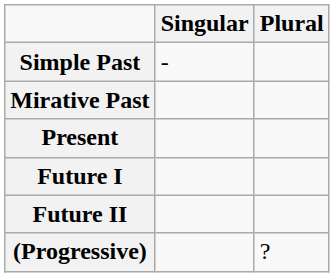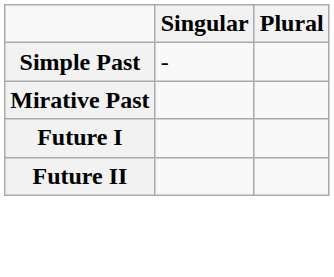- row: (80, 137)
- row: (80, 251)
